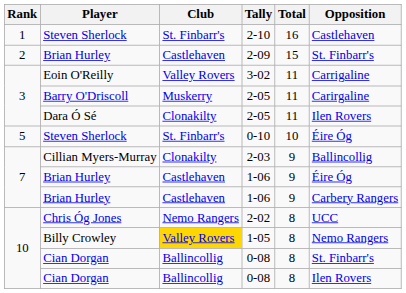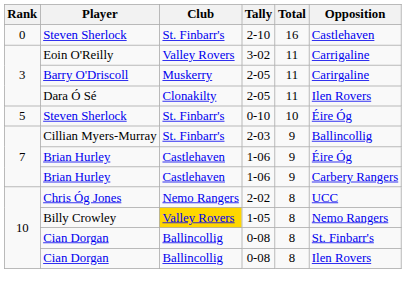(22, 34) 1 -> (22, 34) 0
- row: (77, 55)
(189, 156) Clonakilty -> (193, 136) St. Finbarr's
